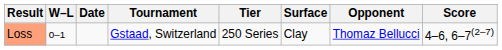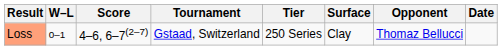columns swapped: (92, 13) <-> (460, 13)
